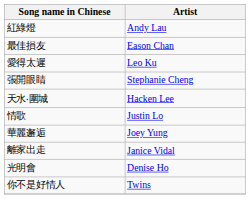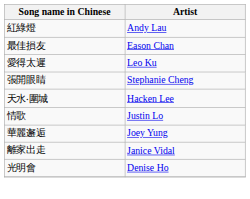- row: (36, 185)
